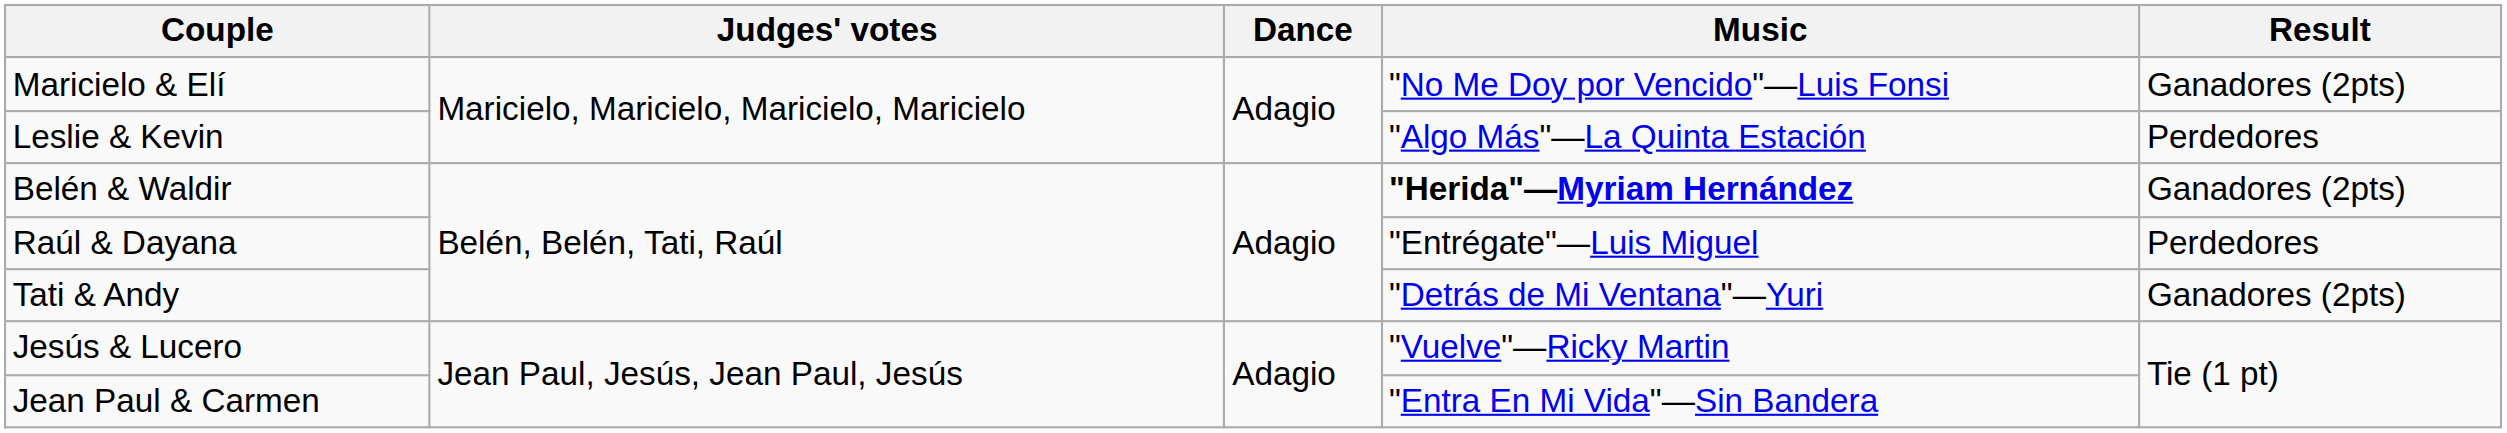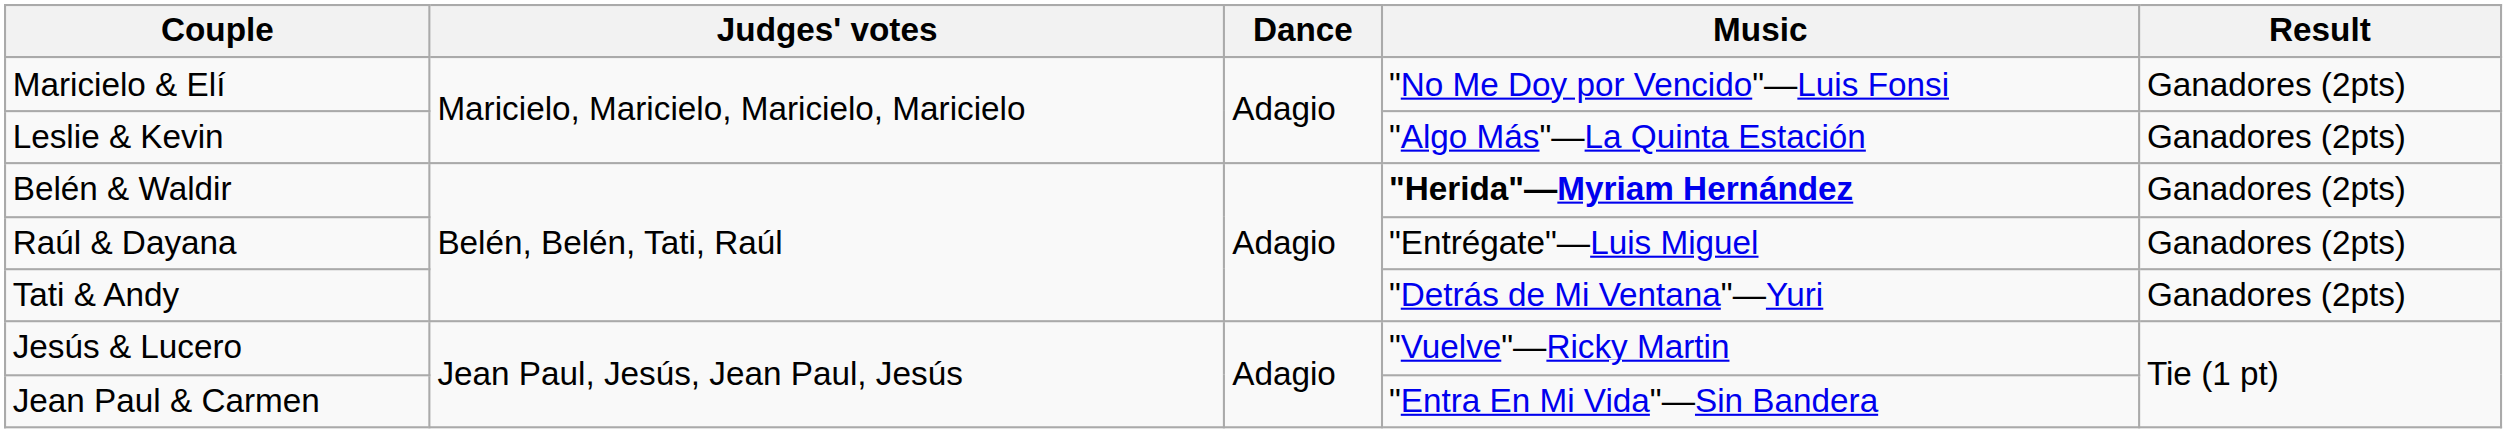(2233, 136) Perdedores -> (2276, 136) Ganadores (2pts)
(2233, 242) Perdedores -> (2276, 242) Ganadores (2pts)
